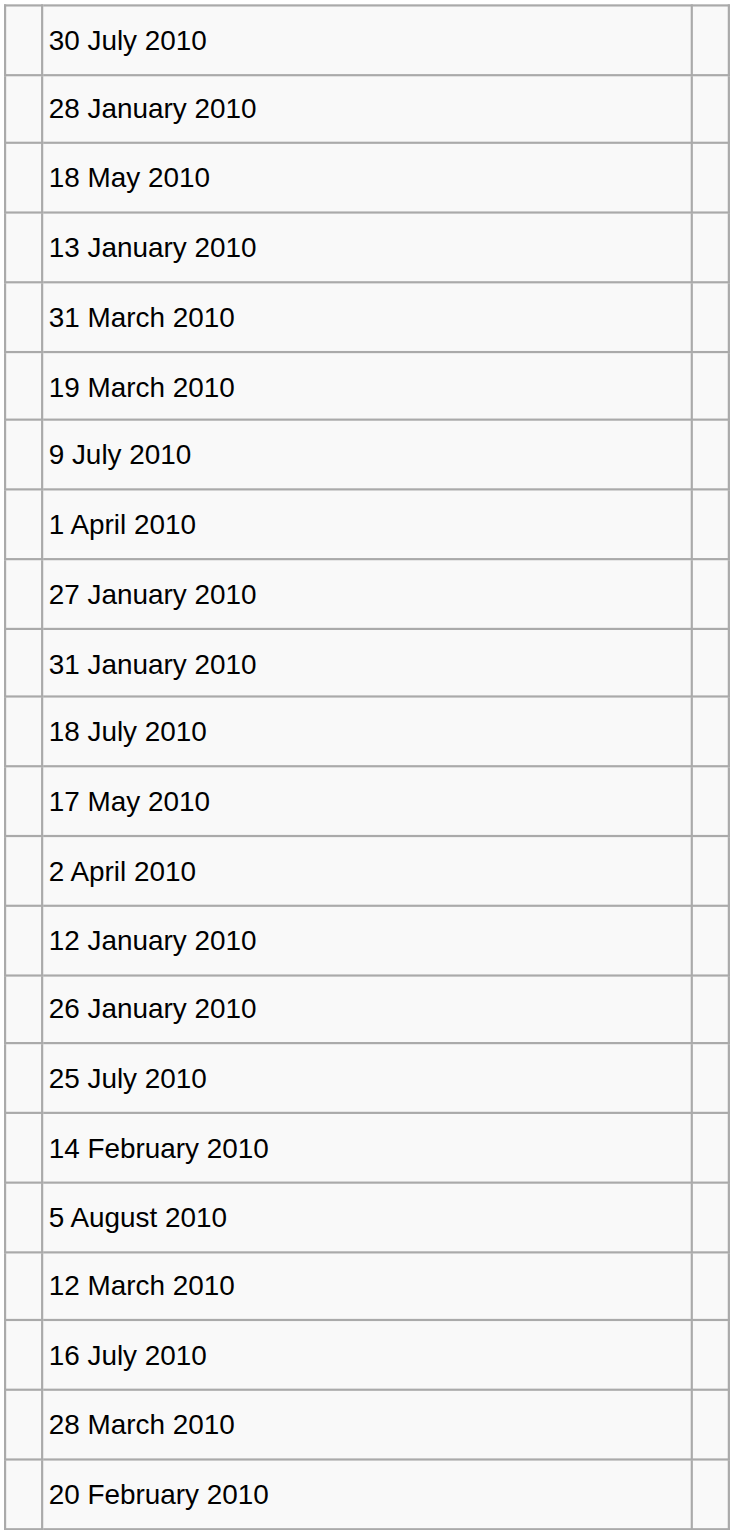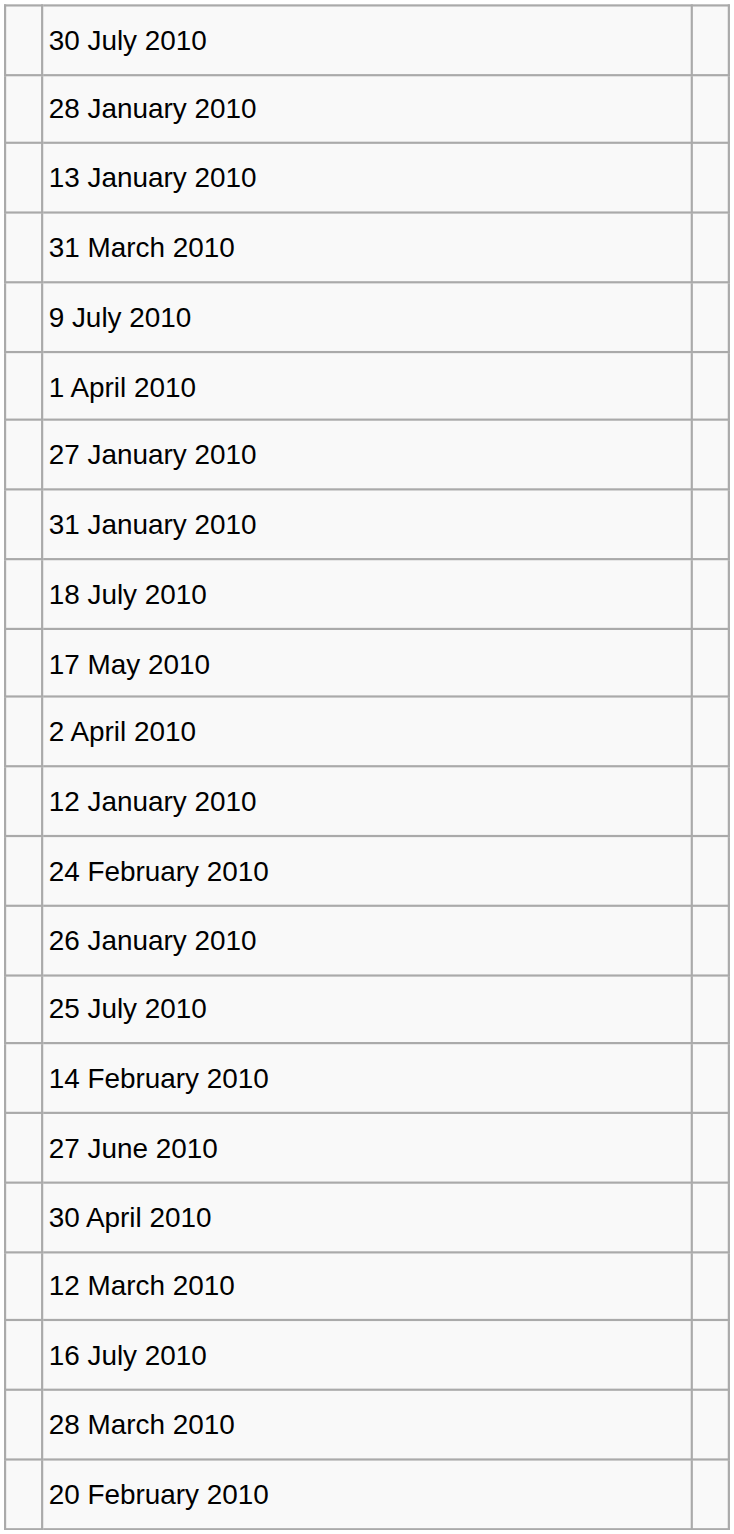- row: (129, 178)
- row: (142, 386)
+ row: (159, 871)
+ row: (133, 1148)
- row: (138, 1217)
+ row: (130, 1217)
